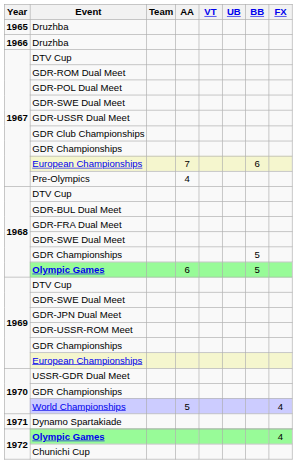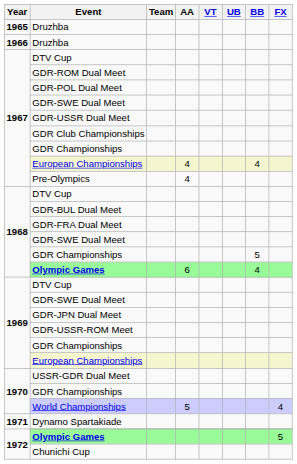(187, 164) 7 -> (187, 164) 4
(257, 164) 6 -> (257, 164) 4
(257, 270) 5 -> (257, 270) 4
(281, 437) 4 -> (281, 437) 5
